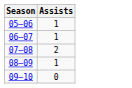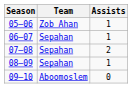+ column: (63, 11)
